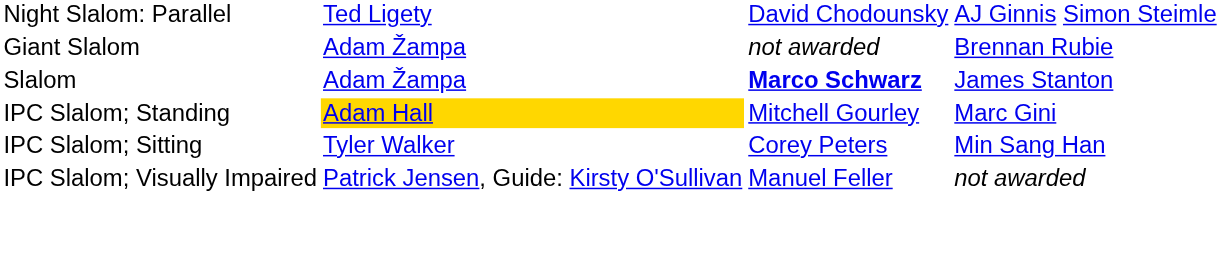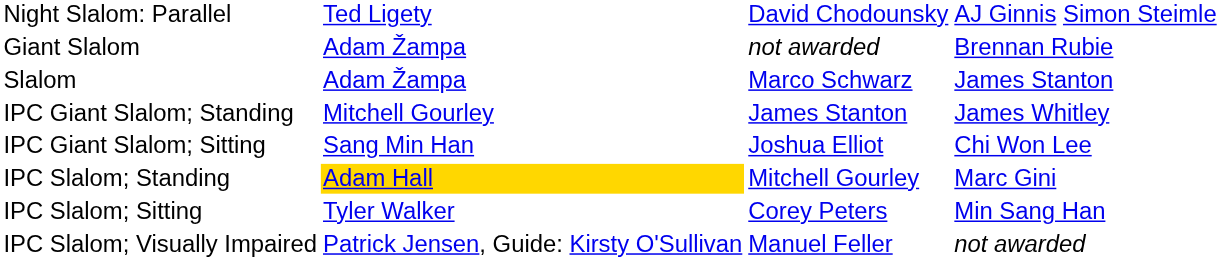(835, 80) bold -> (830, 80) normal
+ row: (149, 112)
+ row: (135, 145)
